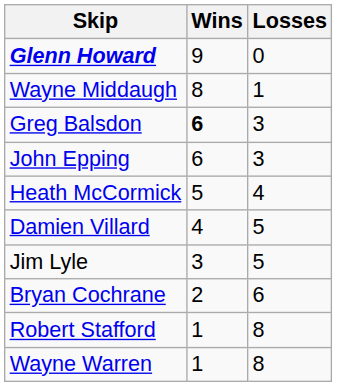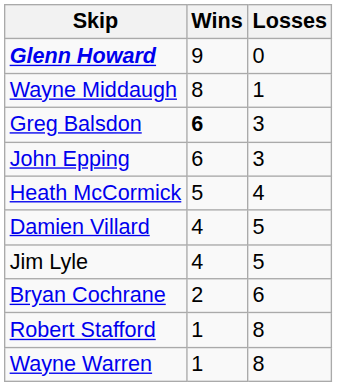(197, 261) 3 -> (197, 261) 4
